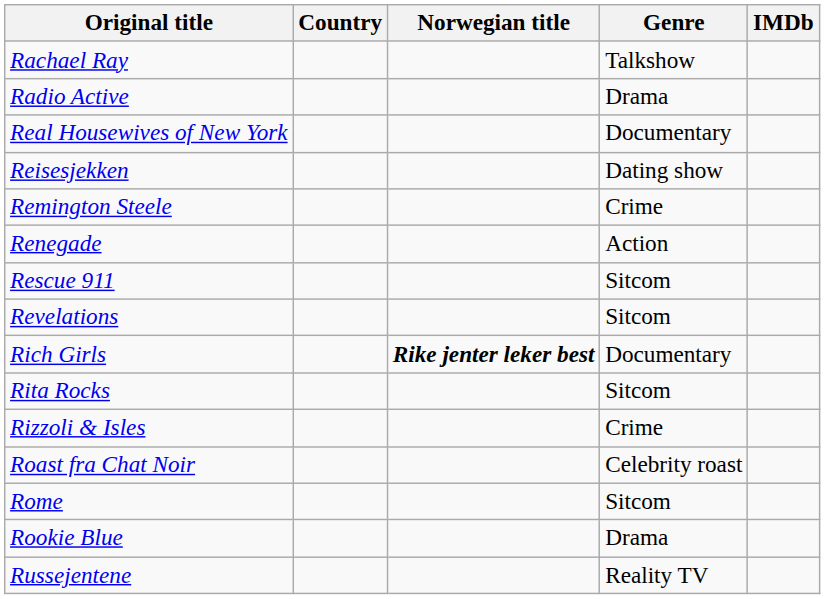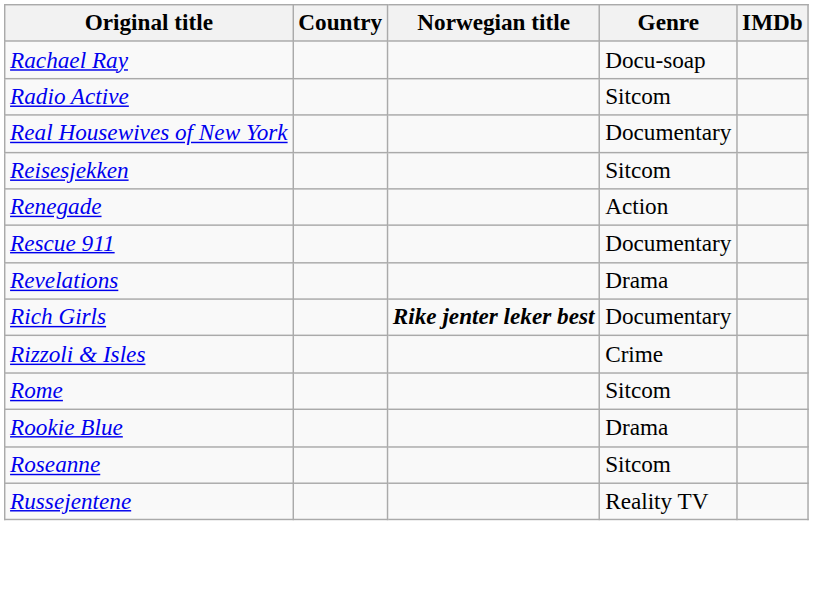(650, 59) Talkshow -> (655, 59) Docu-soap
(637, 96) Drama -> (638, 96) Sitcom
(664, 170) Dating show -> (638, 170) Sitcom
- row: (91, 206)
(638, 280) Sitcom -> (668, 243) Documentary
(638, 317) Sitcom -> (637, 280) Drama
- row: (60, 390)
- row: (103, 464)
+ row: (55, 464)
